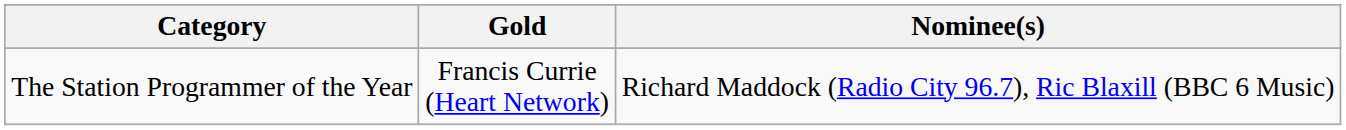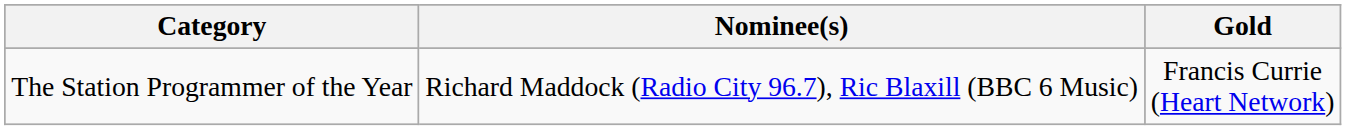columns swapped: (517, 26) <-> (978, 26)
